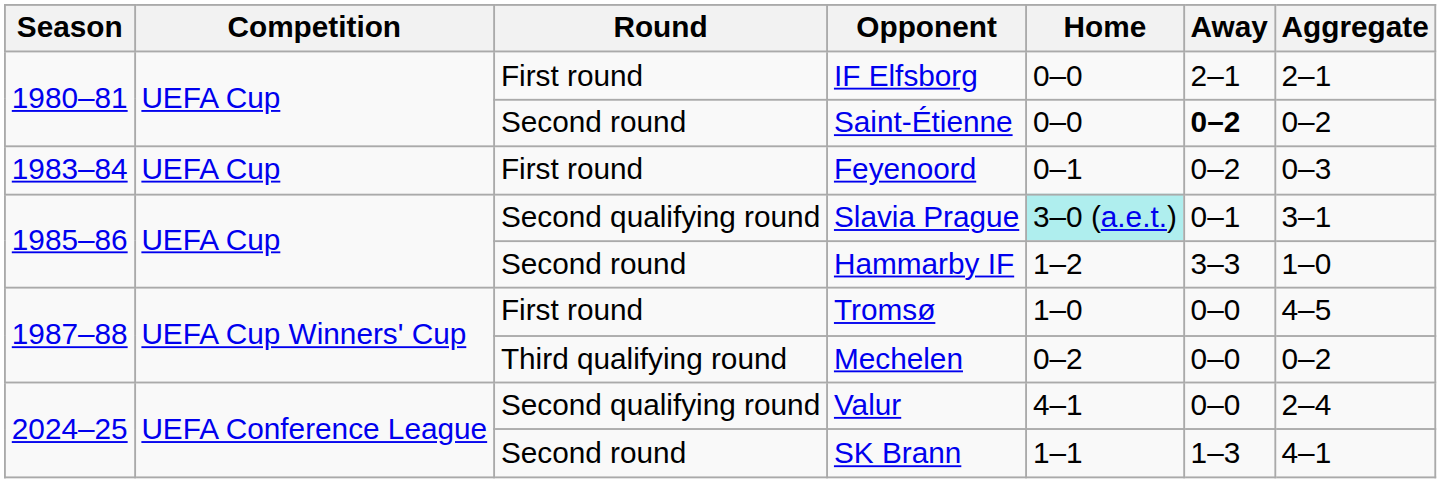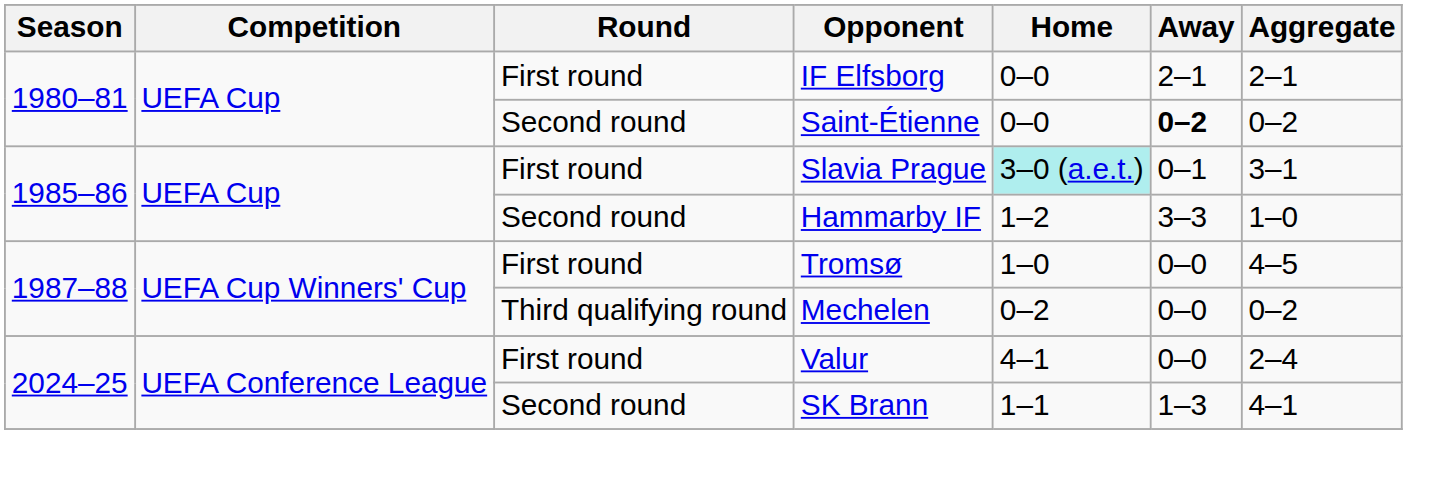- row: (905, 169)
(661, 216) Second qualifying round -> (572, 169) First round
(661, 405) Second qualifying round -> (572, 358) First round
